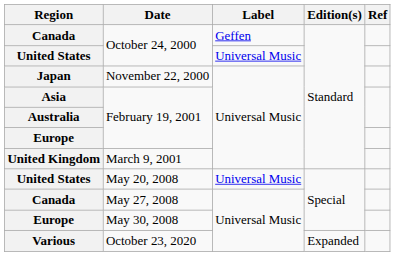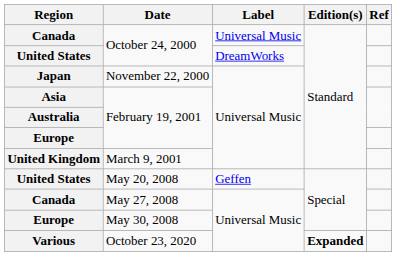(233, 35) Geffen -> (258, 35) Universal Music
(258, 55) Universal Music -> (250, 55) DreamWorks
(258, 179) Universal Music -> (233, 179) Geffen
(333, 240) normal -> (335, 240) bold
